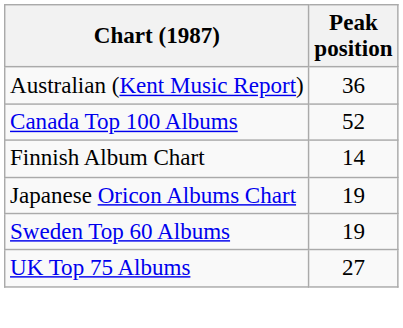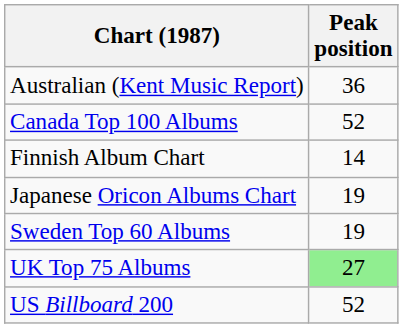(353, 267) no background -> (353, 267) lightgreen background
+ row: (92, 304)
